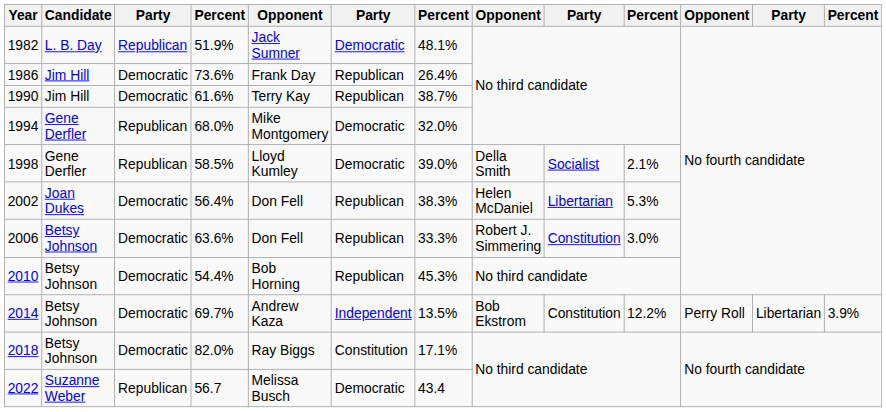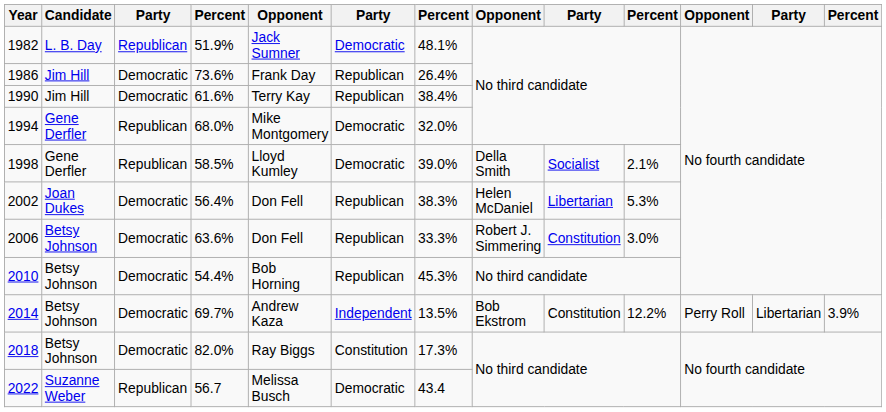(438, 97) 38.7% -> (438, 97) 38.4%
(438, 350) 17.1% -> (438, 350) 17.3%
